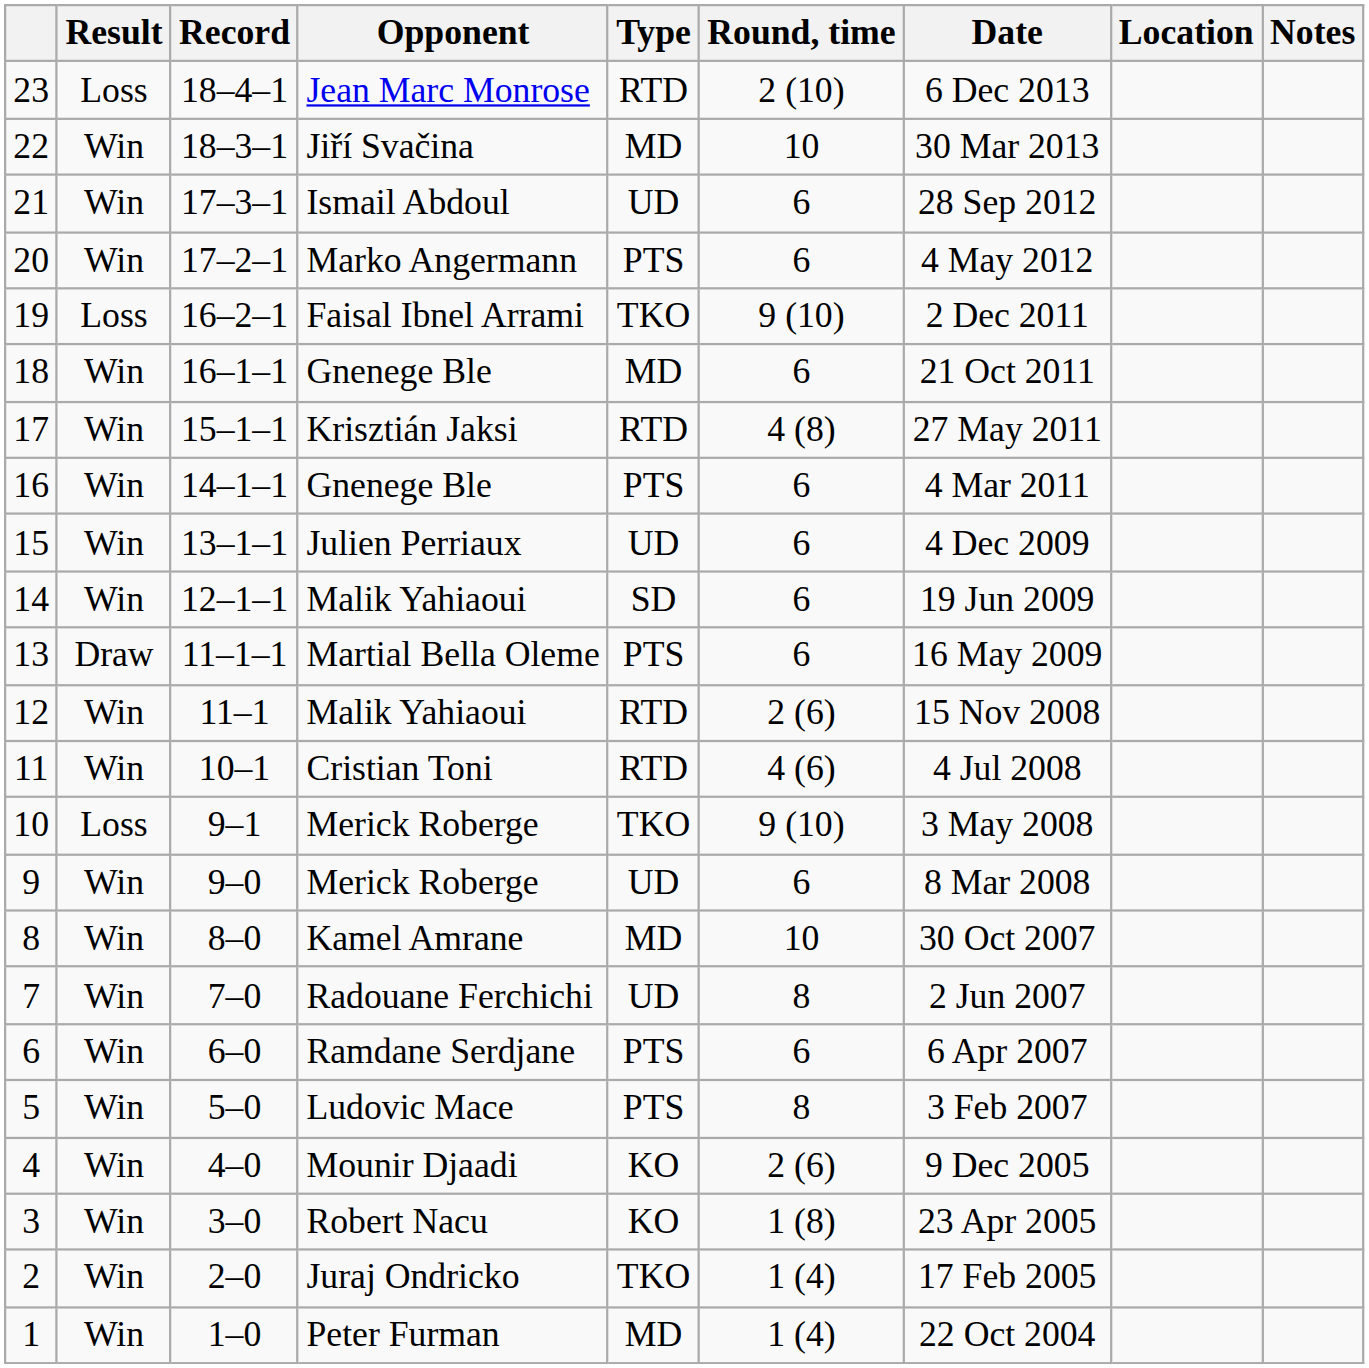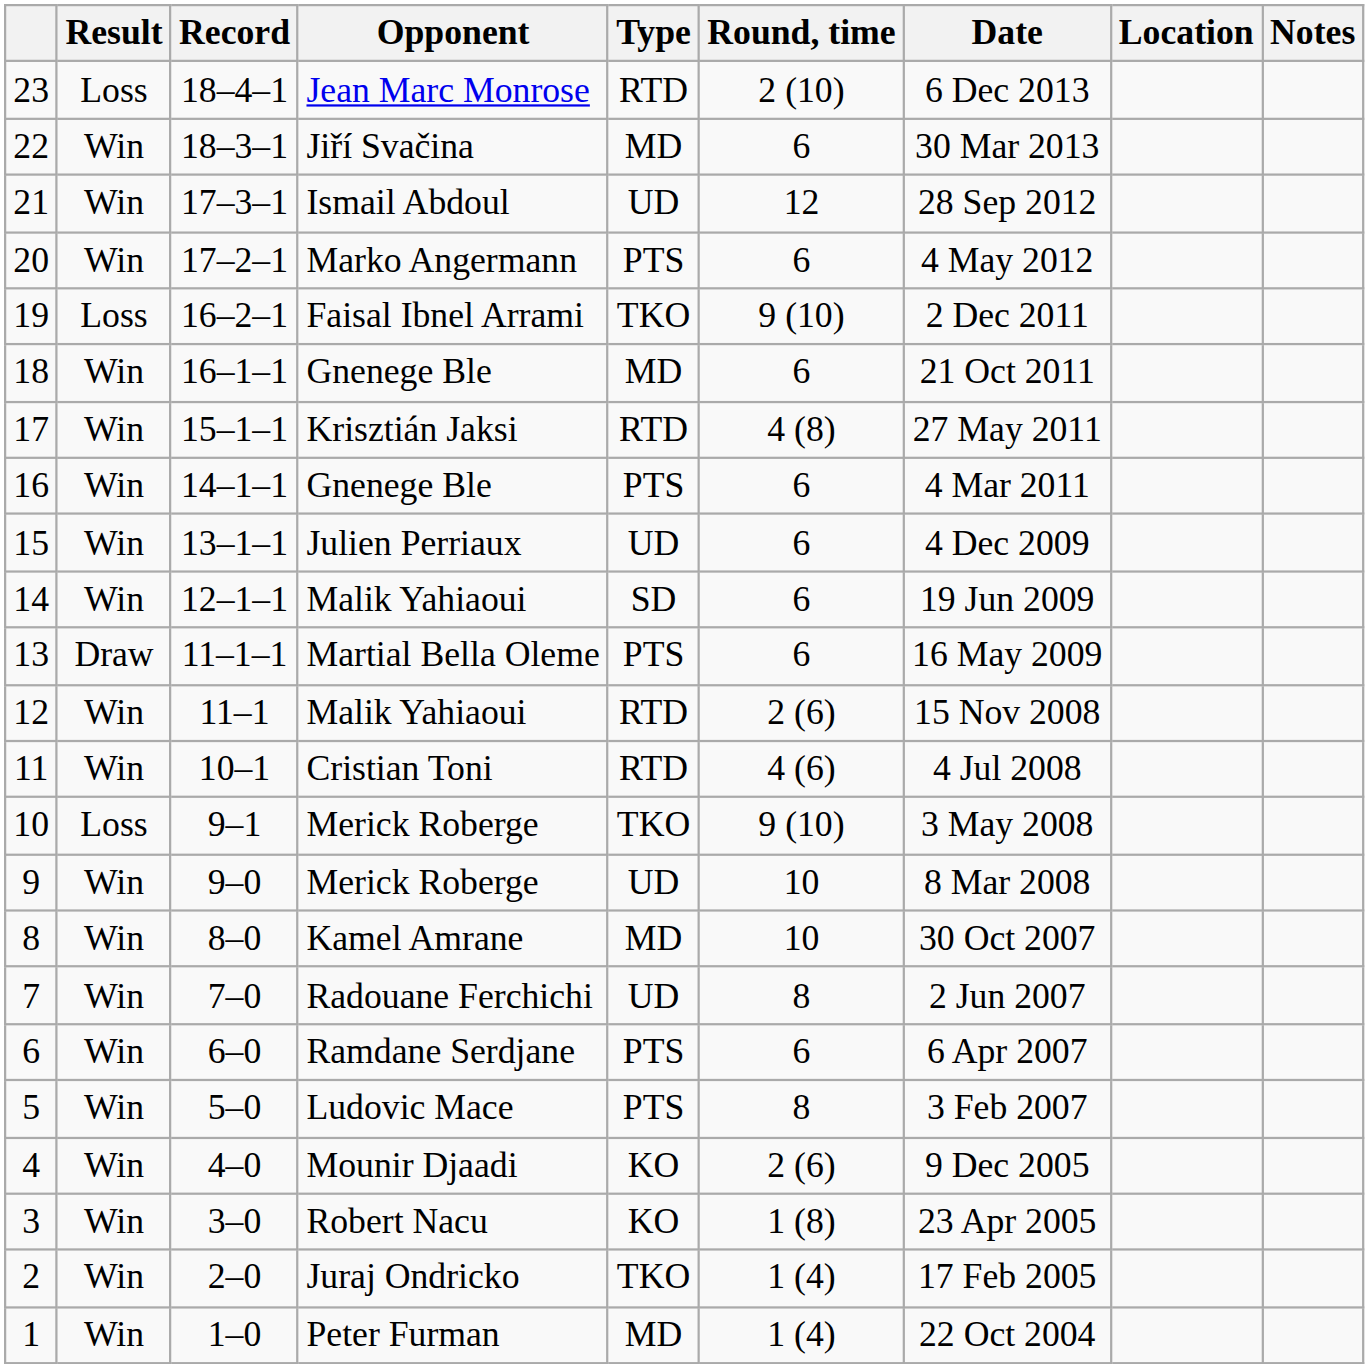(801, 145) 10 -> (801, 145) 6
(801, 202) 6 -> (801, 202) 12
(801, 881) 6 -> (801, 881) 10
